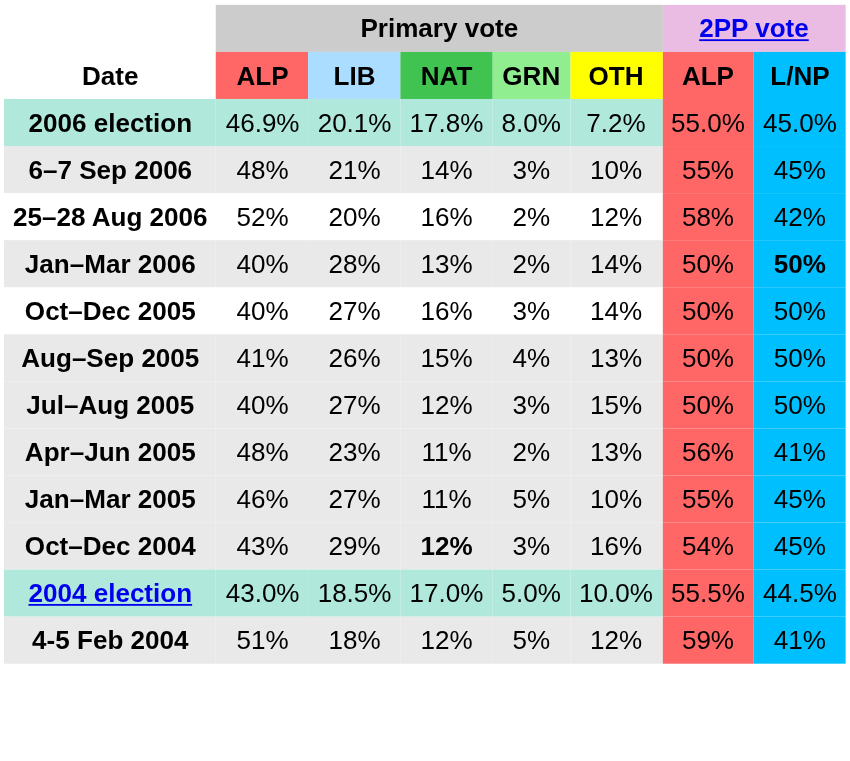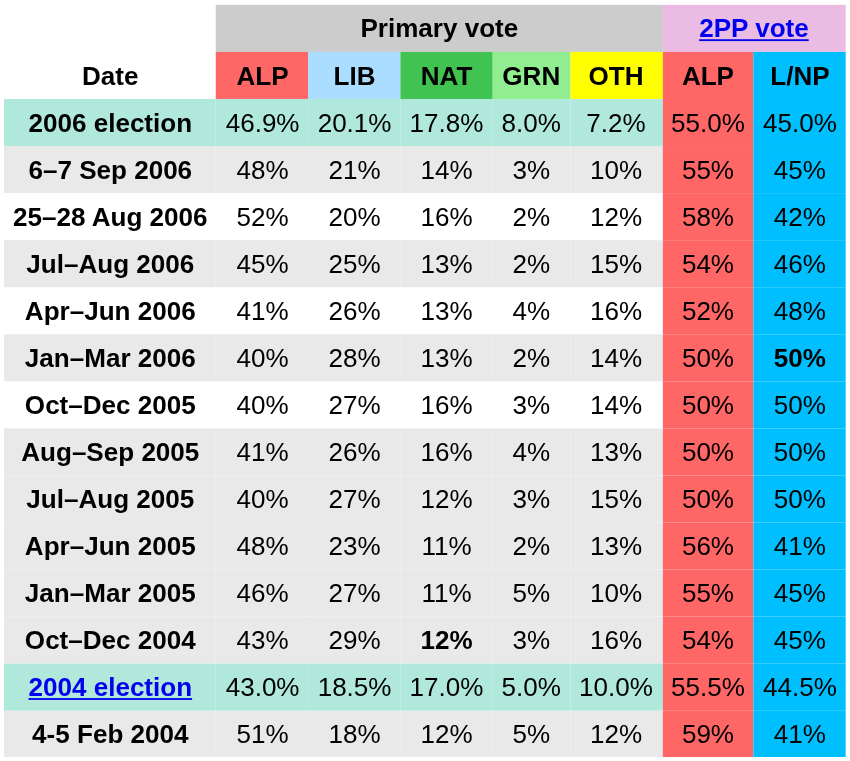+ row: (110, 263)
+ row: (110, 310)
(447, 357) 15% -> (447, 451) 16%
